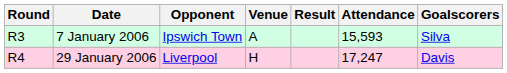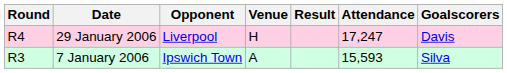rows swapped: (103, 36) <-> (106, 57)
